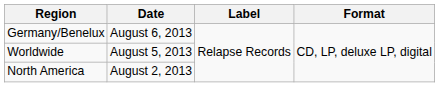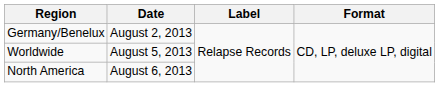(151, 33) August 6, 2013 -> (151, 33) August 2, 2013
(151, 71) August 2, 2013 -> (151, 71) August 6, 2013
